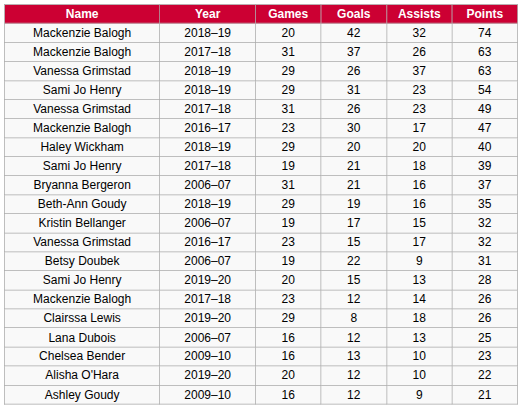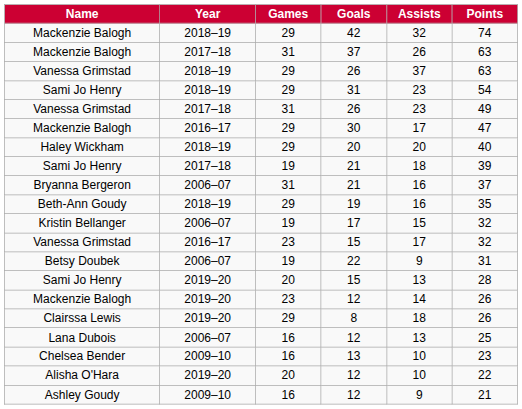(288, 33) 20 -> (288, 33) 29
(288, 128) 23 -> (288, 128) 29
(208, 299) 2017–18 -> (208, 299) 2019–20
